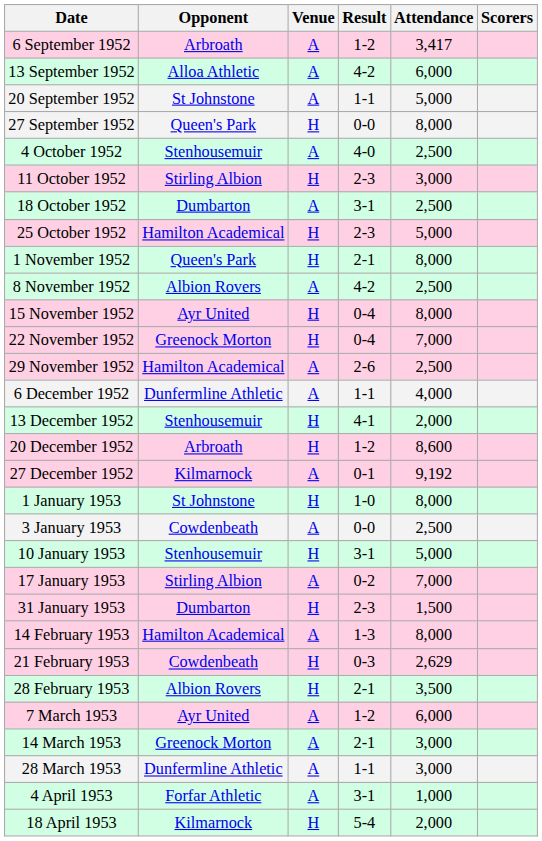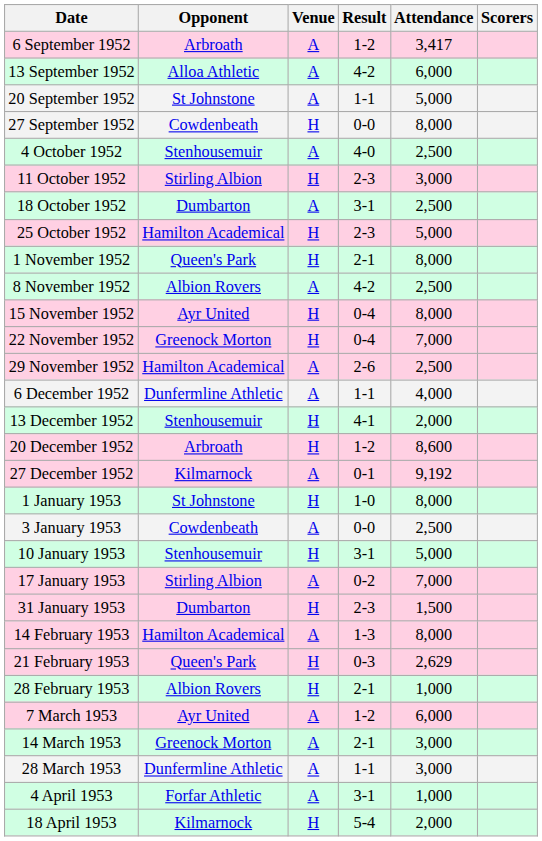(213, 125) Queen's Park -> (213, 125) Cowdenbeath
(213, 661) Cowdenbeath -> (213, 661) Queen's Park
(434, 688) 3,500 -> (434, 688) 1,000
